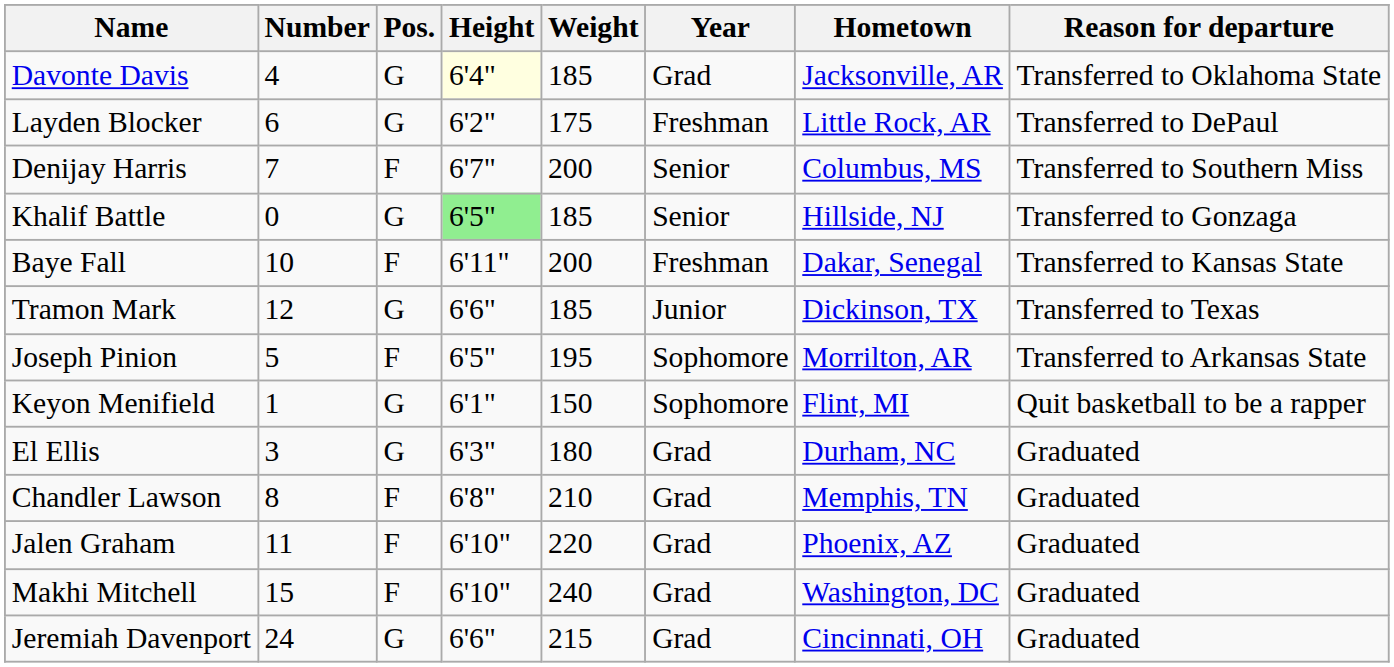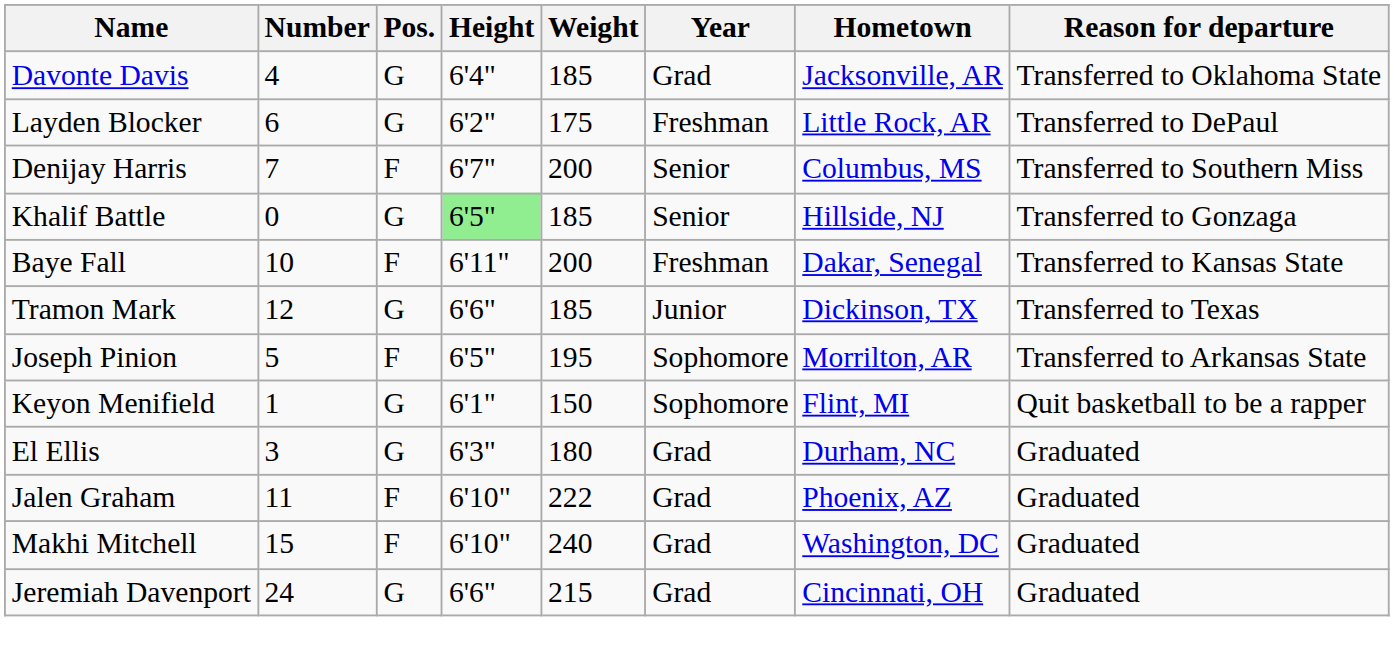(472, 74) lightyellow background -> (472, 74) no background
- row: (117, 497)
(570, 544) 220 -> (570, 497) 222
